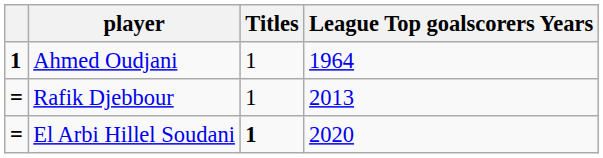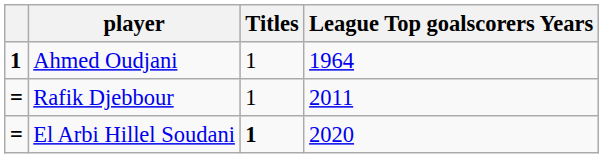(332, 97) 2013 -> (331, 97) 2011
